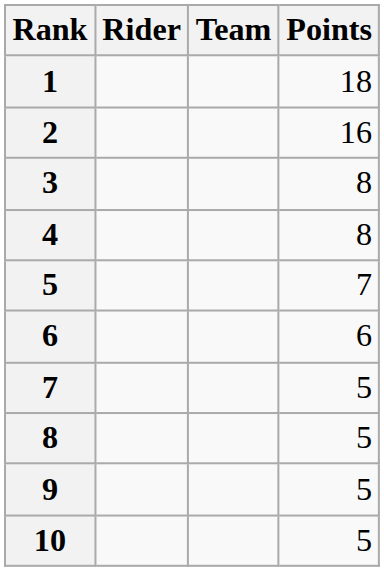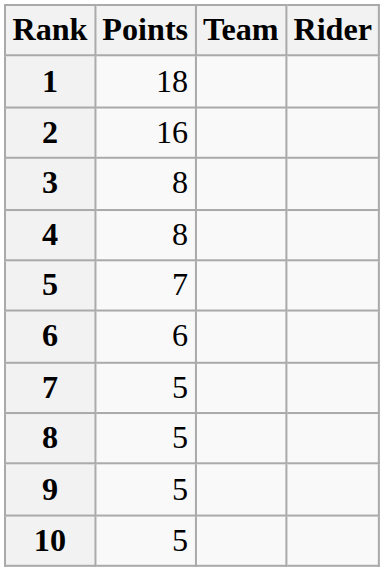columns swapped: (142, 30) <-> (329, 30)
